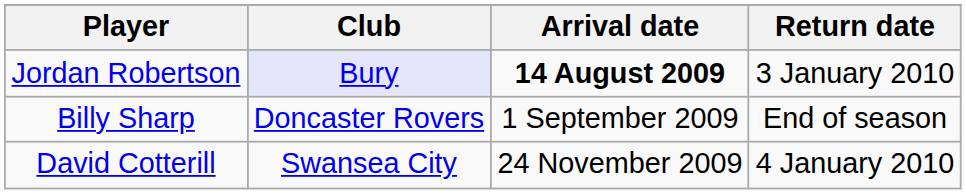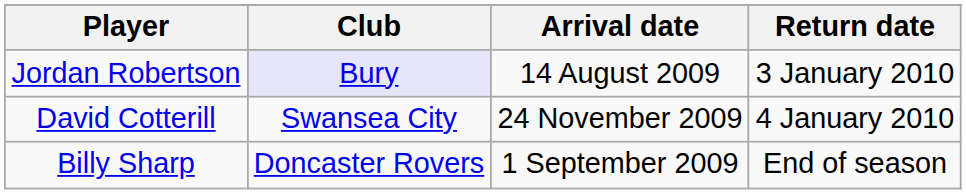(620, 73) bold -> (620, 73) normal
rows swapped: (126, 118) <-> (126, 164)
